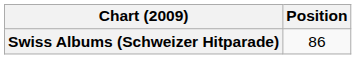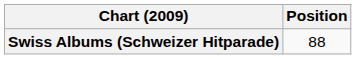(317, 41) 86 -> (317, 41) 88
